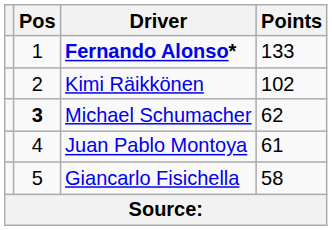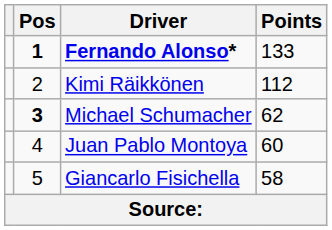(37, 52) normal -> (37, 52) bold
(278, 83) 102 -> (277, 83) 112
(272, 146) 61 -> (272, 146) 60
